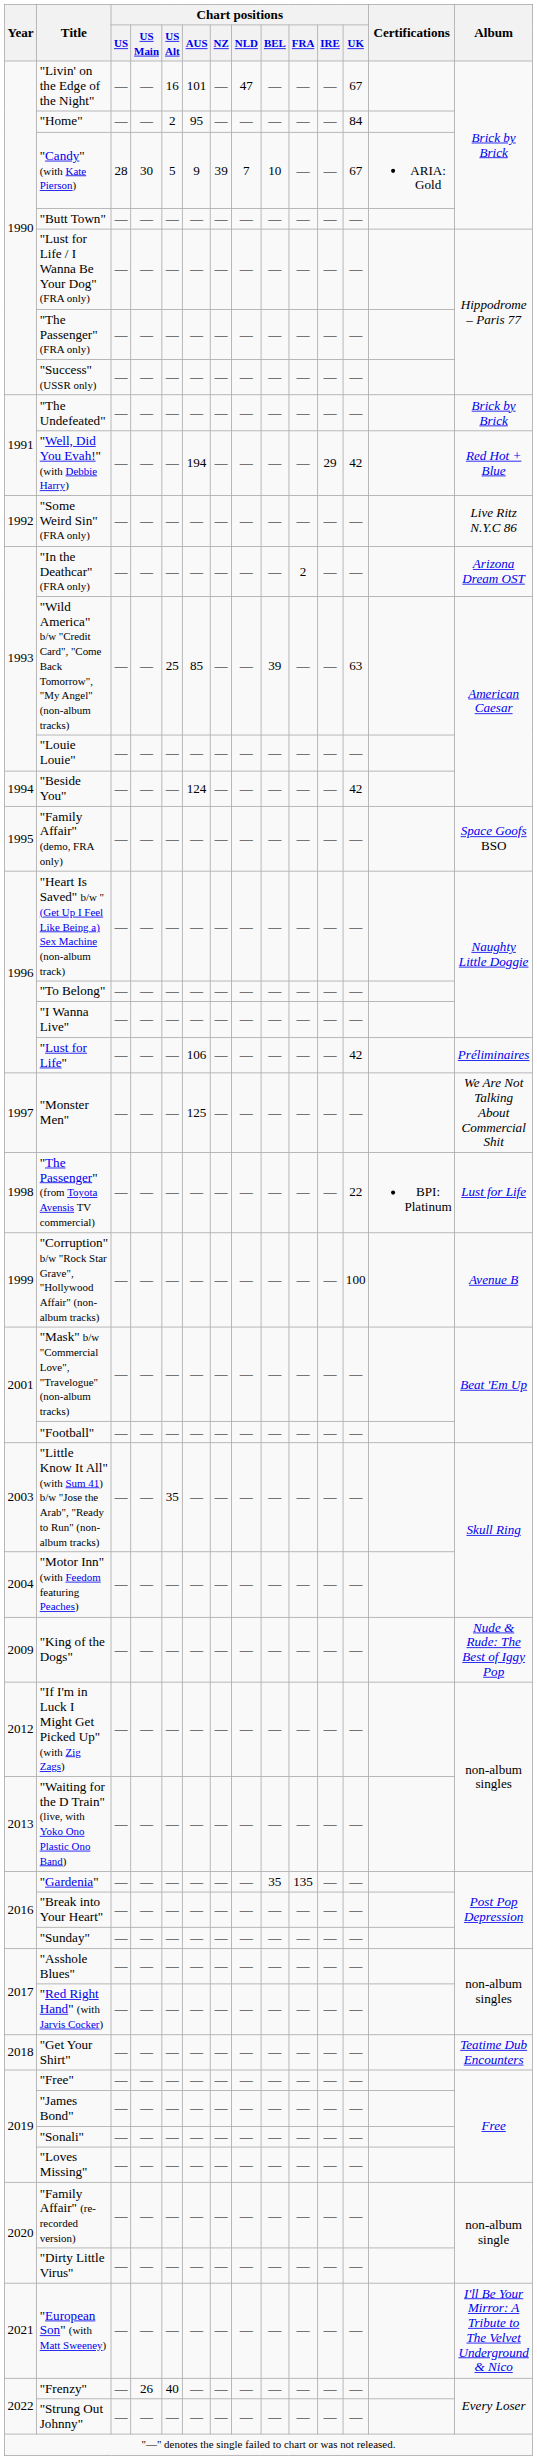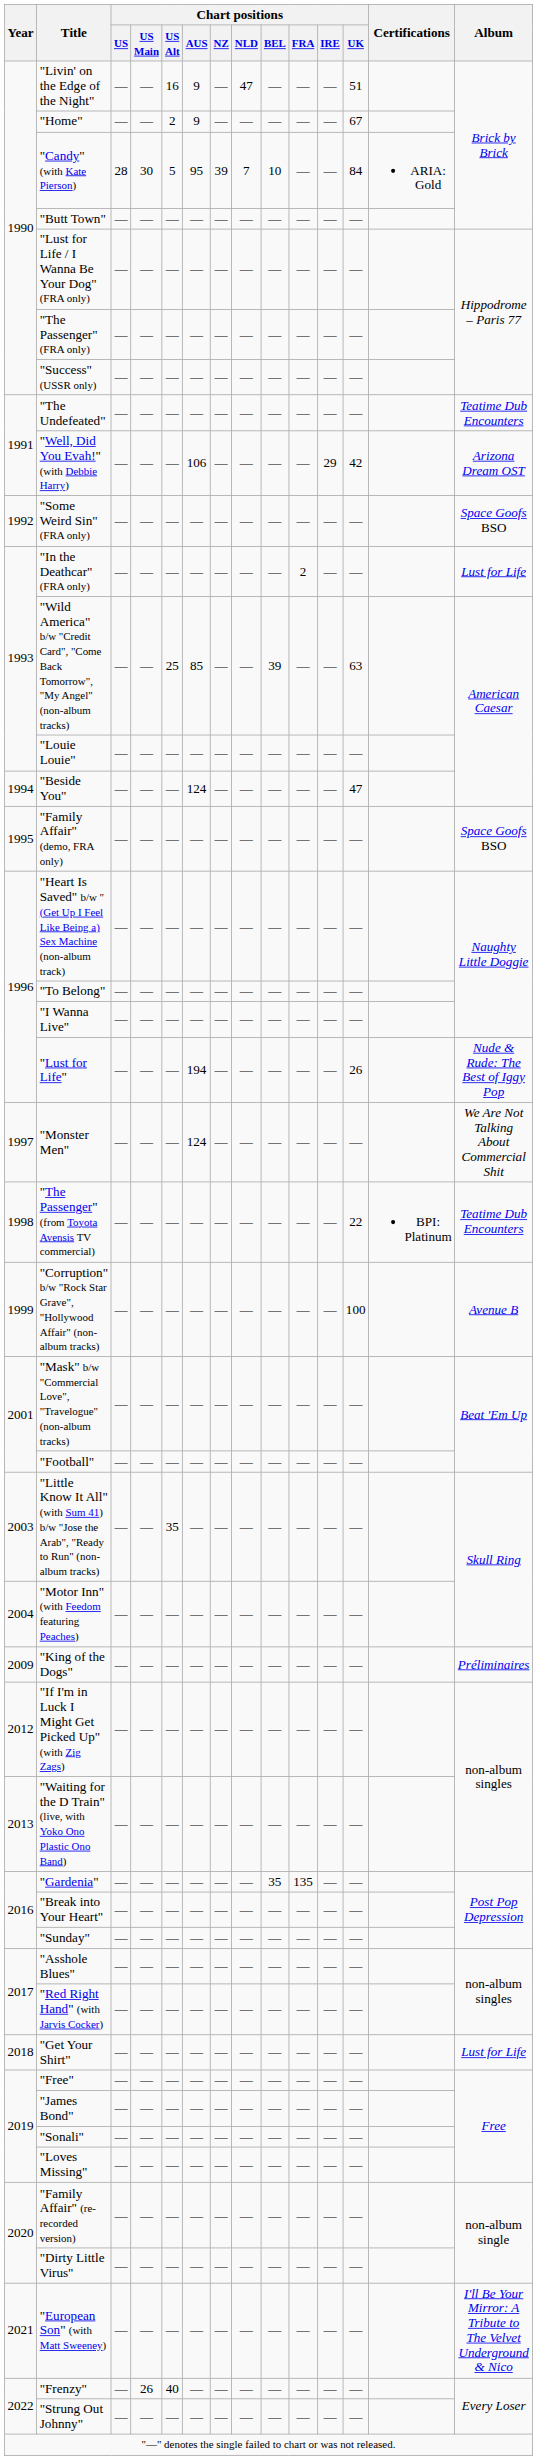(197, 86) 101 -> (197, 86) 9
(356, 86) 67 -> (356, 86) 51
(197, 121) 95 -> (197, 121) 9
(356, 121) 84 -> (356, 121) 67
(197, 170) 9 -> (197, 170) 95
(356, 170) 67 -> (356, 170) 84
(494, 412) Brick by Brick -> (494, 412) Teatime Dub Encounters
(197, 463) 194 -> (197, 463) 106
(494, 463) Red Hot + Blue -> (494, 463) Arizona Dream OST
(494, 520) Live Ritz N.Y.C 86 -> (494, 520) Space Goofs BSO
(494, 571) Arizona Dream OST -> (494, 571) Lust for Life
(356, 788) 42 -> (356, 788) 47
(197, 1055) 106 -> (197, 1069) 194
(356, 1055) 42 -> (356, 1069) 26
(494, 1055) Préliminaires -> (494, 1069) Nude & Rude: The Best of Iggy Pop
(197, 1112) 125 -> (197, 1142) 124
(494, 1192) Lust for Life -> (494, 1222) Teatime Dub Encounters
(494, 1649) Nude & Rude: The Best of Iggy Pop -> (494, 1664) Préliminaires
(494, 2052) Teatime Dub Encounters -> (494, 2052) Lust for Life
